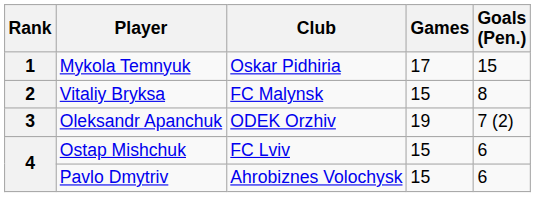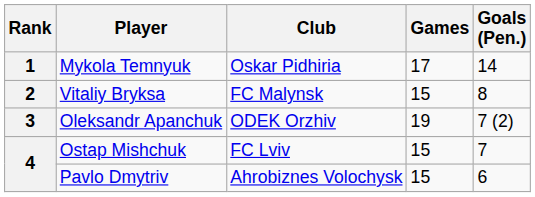(487, 66) 15 -> (487, 66) 14
(482, 149) 6 -> (482, 149) 7
